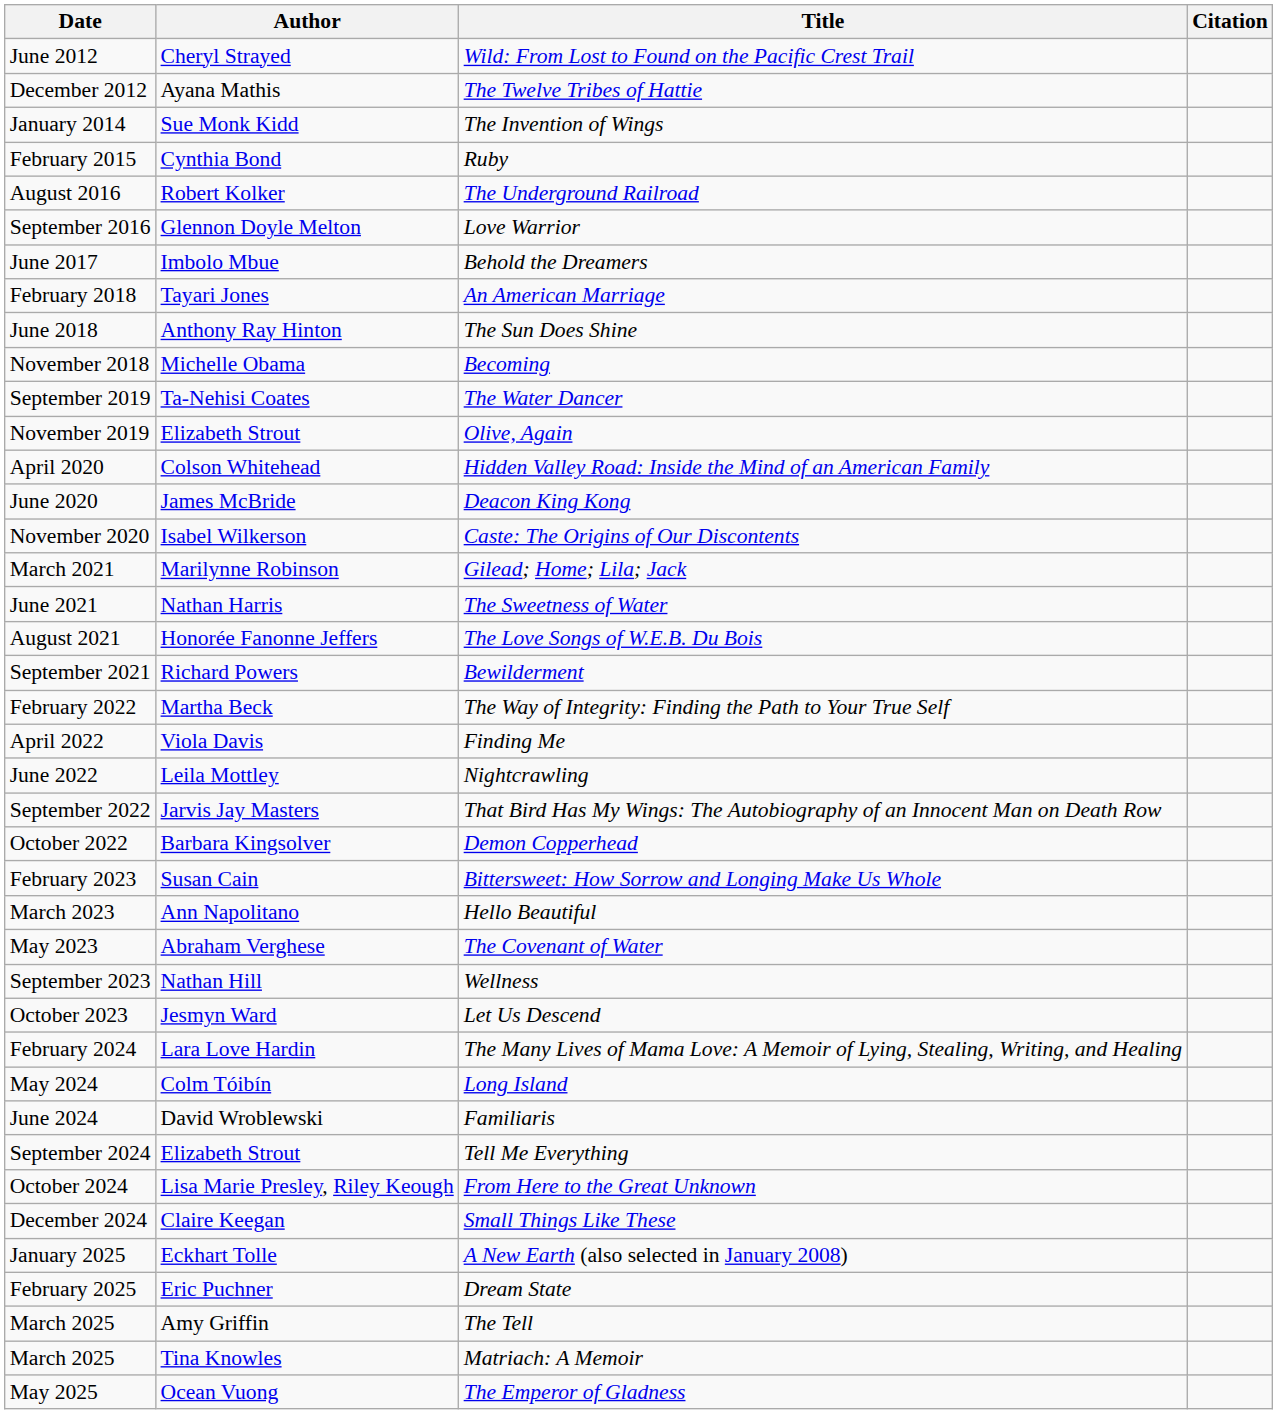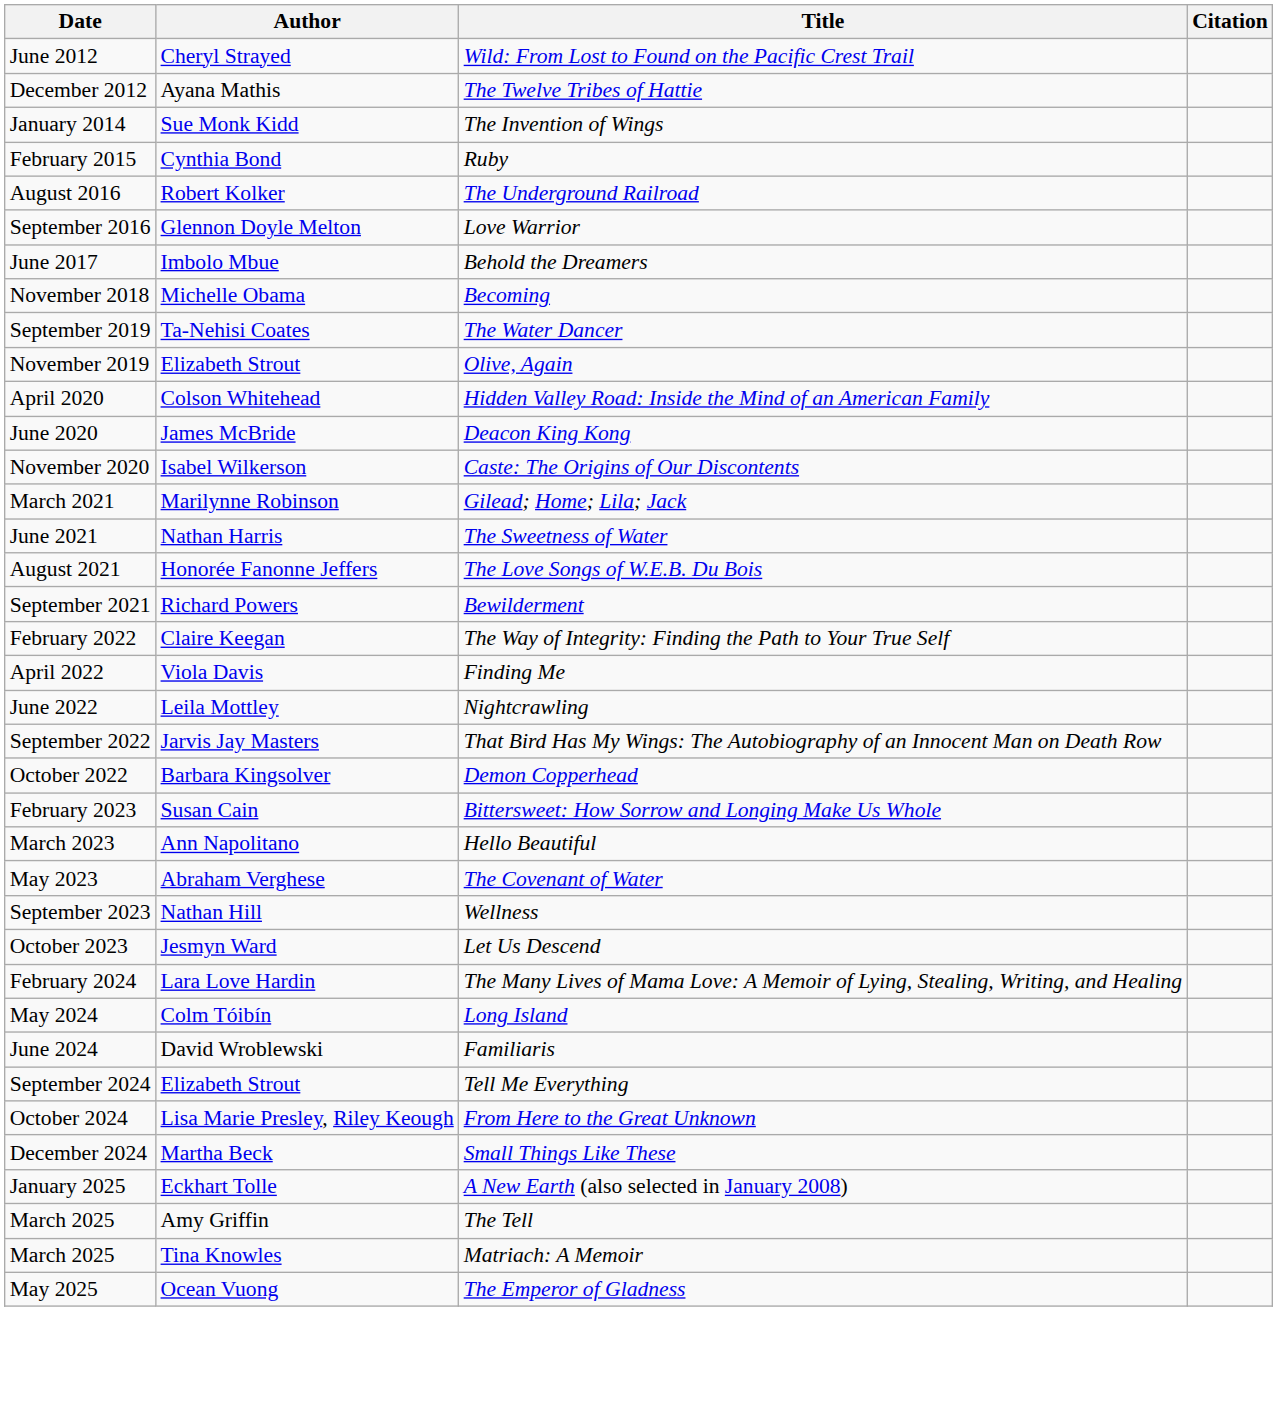- row: (564, 295)
- row: (550, 329)
(217, 706) Martha Beck -> (223, 638) Claire Keegan
(223, 1220) Claire Keegan -> (217, 1152) Martha Beck
- row: (518, 1289)
